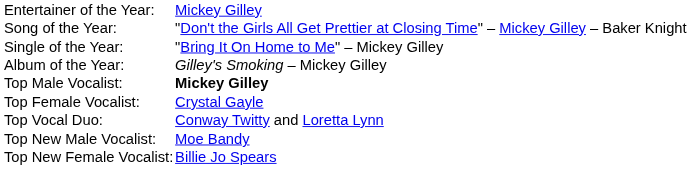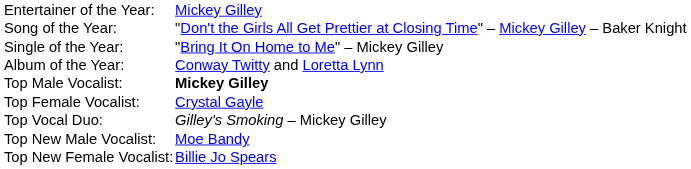(281, 65) Gilley's Smoking – Mickey Gilley -> (279, 65) Conway Twitty and Loretta Lynn
(279, 120) Conway Twitty and Loretta Lynn -> (281, 120) Gilley's Smoking – Mickey Gilley
